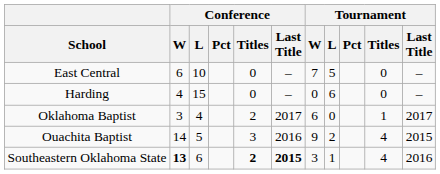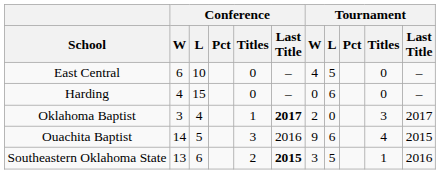(315, 72) 7 -> (315, 72) 4
(253, 115) 2 -> (253, 115) 1
(288, 115) normal -> (288, 115) bold
(315, 115) 6 -> (315, 115) 2
(384, 115) 1 -> (384, 115) 3
(332, 136) 2 -> (332, 136) 6
(179, 158) bold -> (179, 158) normal
(253, 158) bold -> (253, 158) normal
(332, 158) 1 -> (332, 158) 5
(384, 158) 4 -> (384, 158) 1
